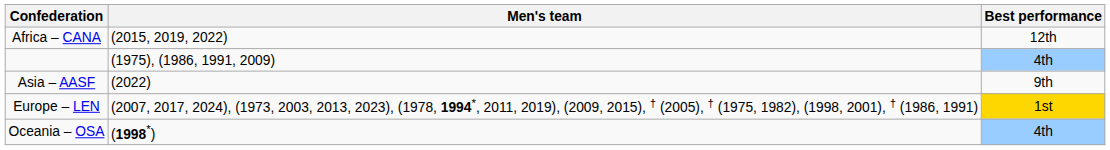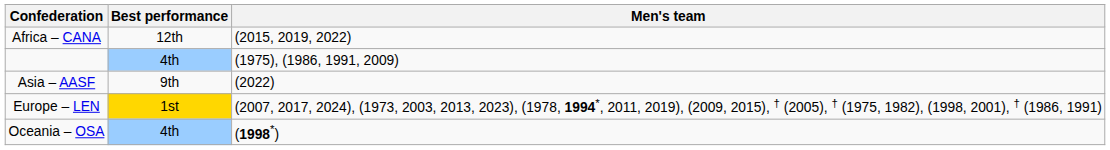columns swapped: (1043, 16) <-> (545, 16)
